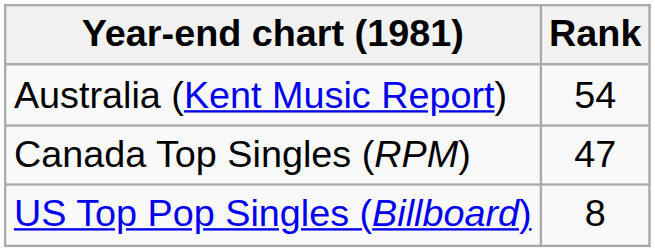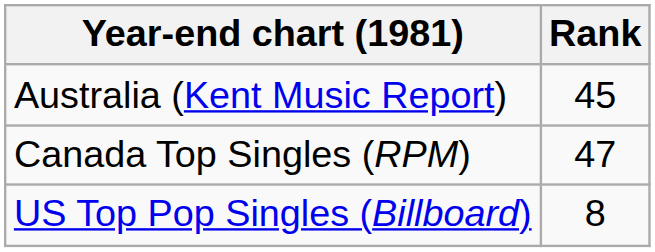(595, 94) 54 -> (595, 94) 45
